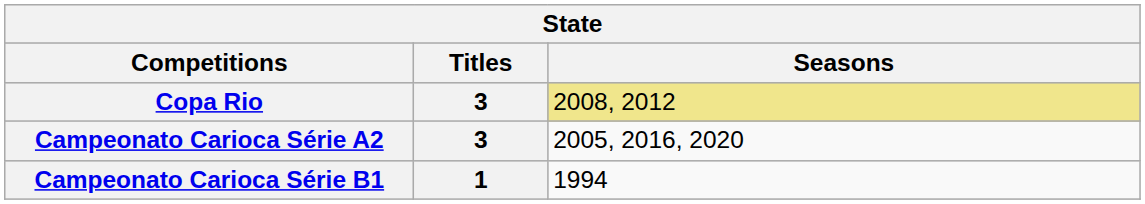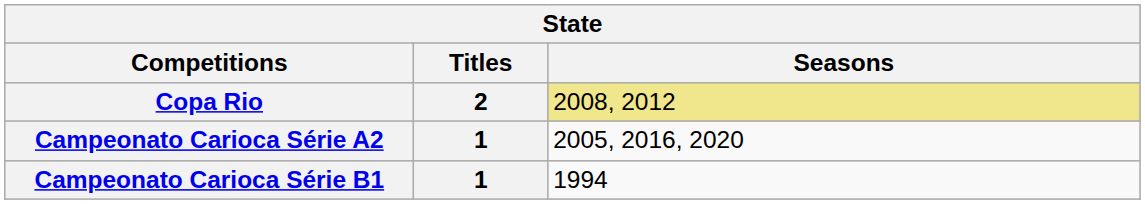(481, 101) 3 -> (481, 101) 2
(481, 140) 3 -> (481, 140) 1
